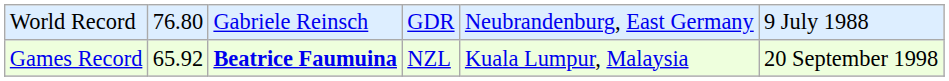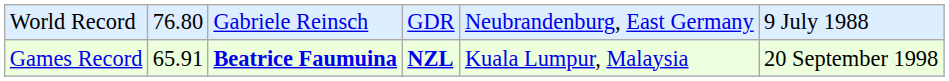(178, 57) 65.92 -> (178, 57) 65.91
(429, 57) normal -> (430, 57) bold
